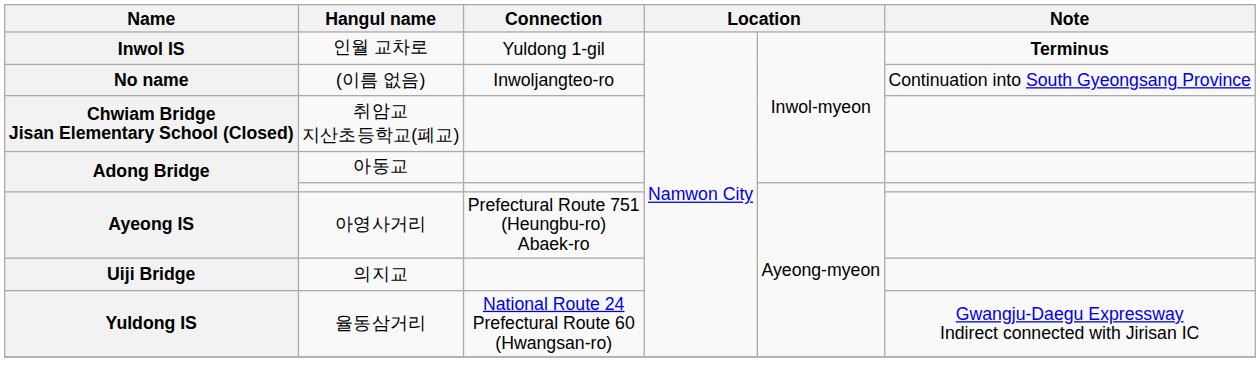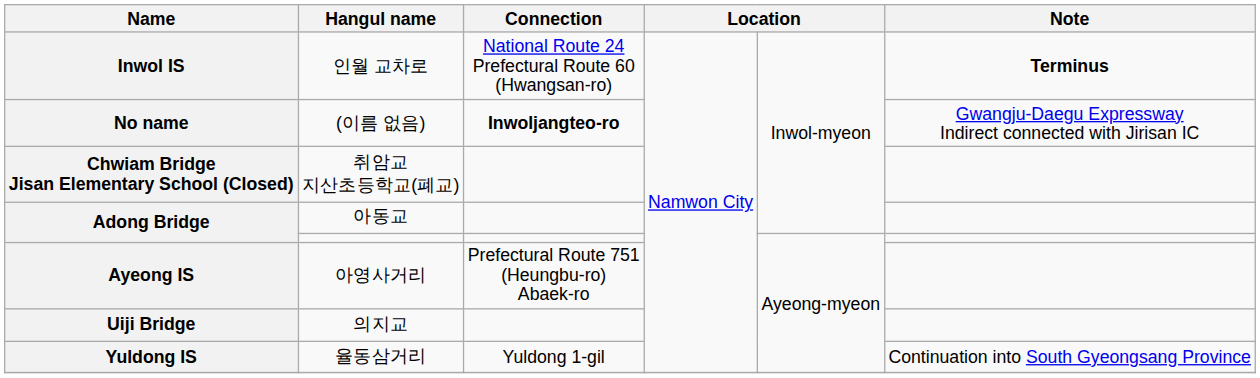(554, 48) Yuldong 1-gil -> (554, 66) National Route 24 Prefectural Route 60 (Hwangsan-ro)
(554, 80) normal -> (554, 123) bold
(1070, 80) Continuation into South Gyeongsang Province -> (1070, 123) Gwangju-Daegu Expressway Indirect connected with Jirisan IC
(554, 323) National Route 24 Prefectural Route 60 (Hwangsan-ro) -> (554, 356) Yuldong 1-gil
(1070, 323) Gwangju-Daegu Expressway Indirect connected with Jirisan IC -> (1070, 356) Continuation into South Gyeongsang Province
